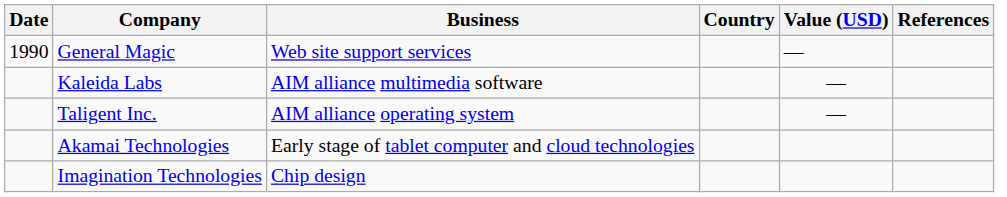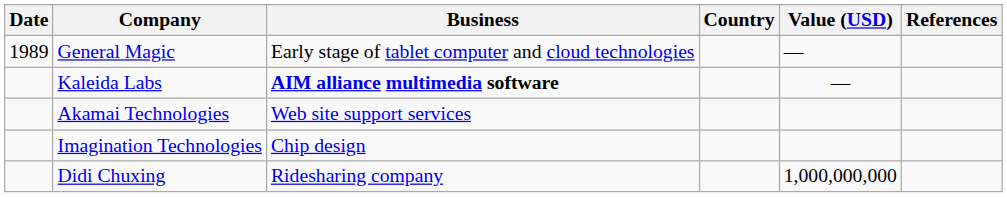(29, 51) 1990 -> (29, 51) 1989
(371, 51) Web site support services -> (483, 51) Early stage of tablet computer and cloud technologies
(407, 82) normal -> (415, 82) bold
- row: (107, 113)
(483, 144) Early stage of tablet computer and cloud technologies -> (371, 113) Web site support services
+ row: (111, 176)
